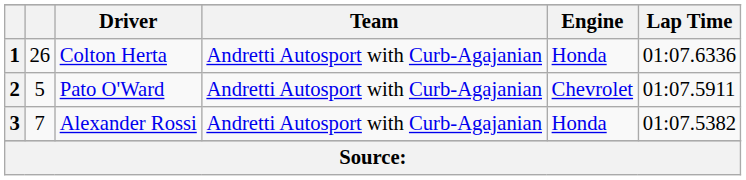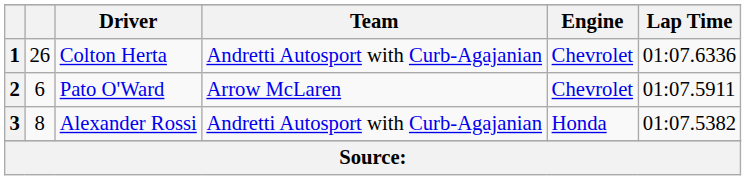(579, 55) Honda -> (592, 55) Chevrolet
(40, 89) 5 -> (40, 89) 6
(374, 89) Andretti Autosport with Curb-Agajanian -> (274, 89) Arrow McLaren
(40, 123) 7 -> (40, 123) 8
